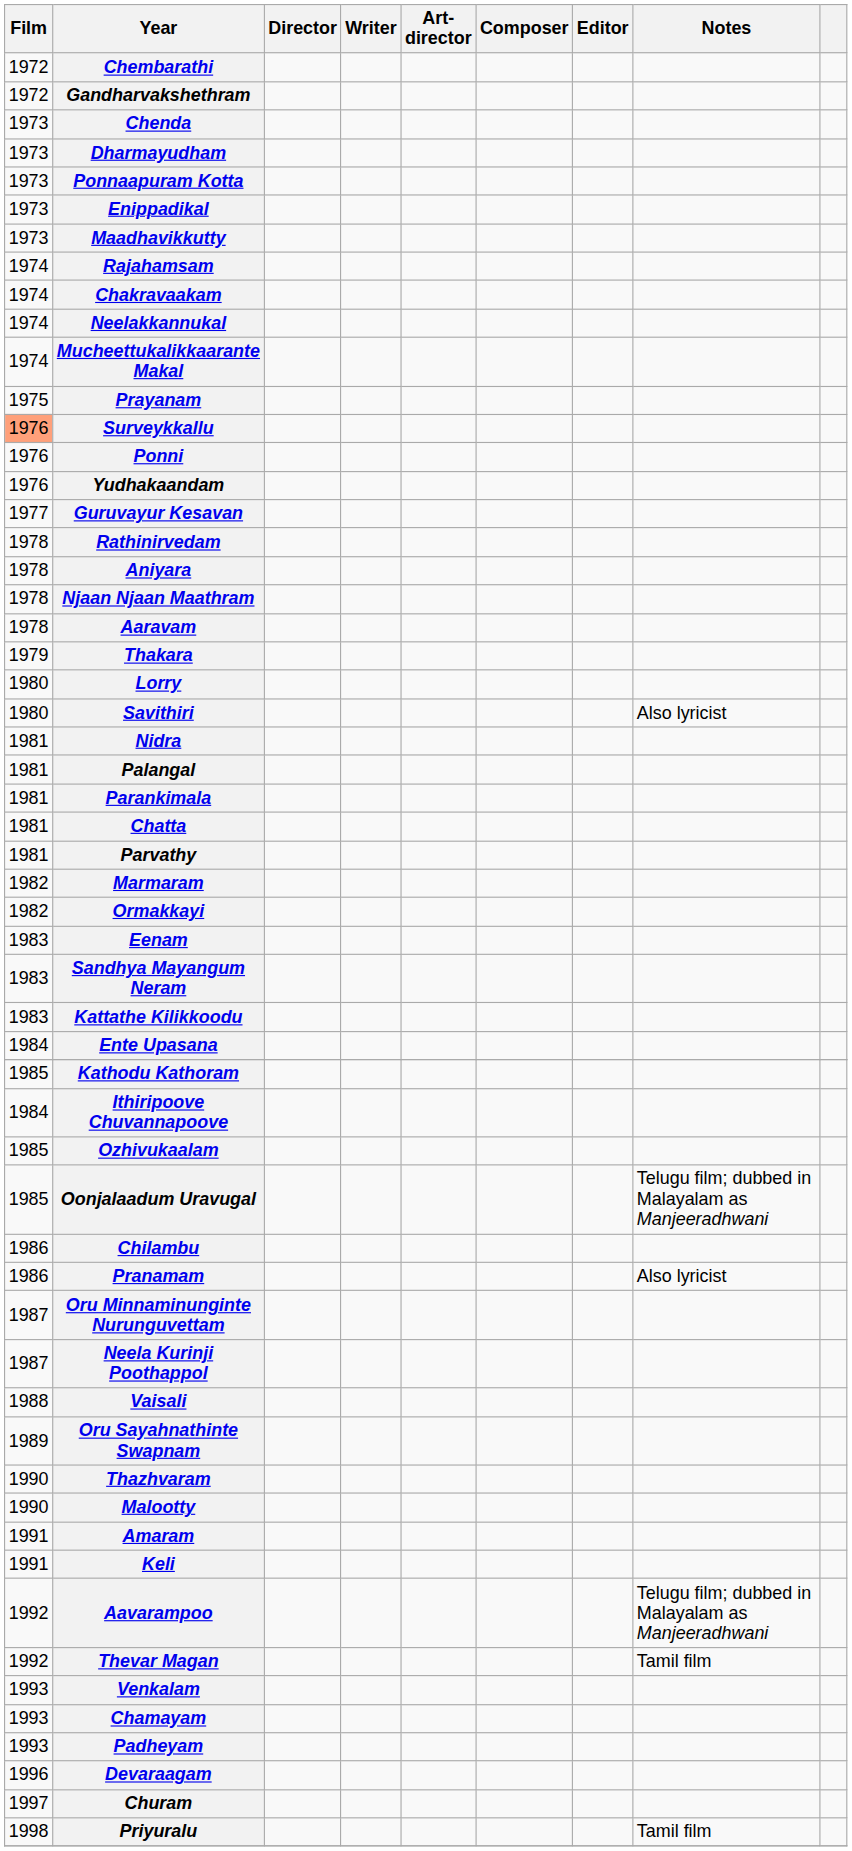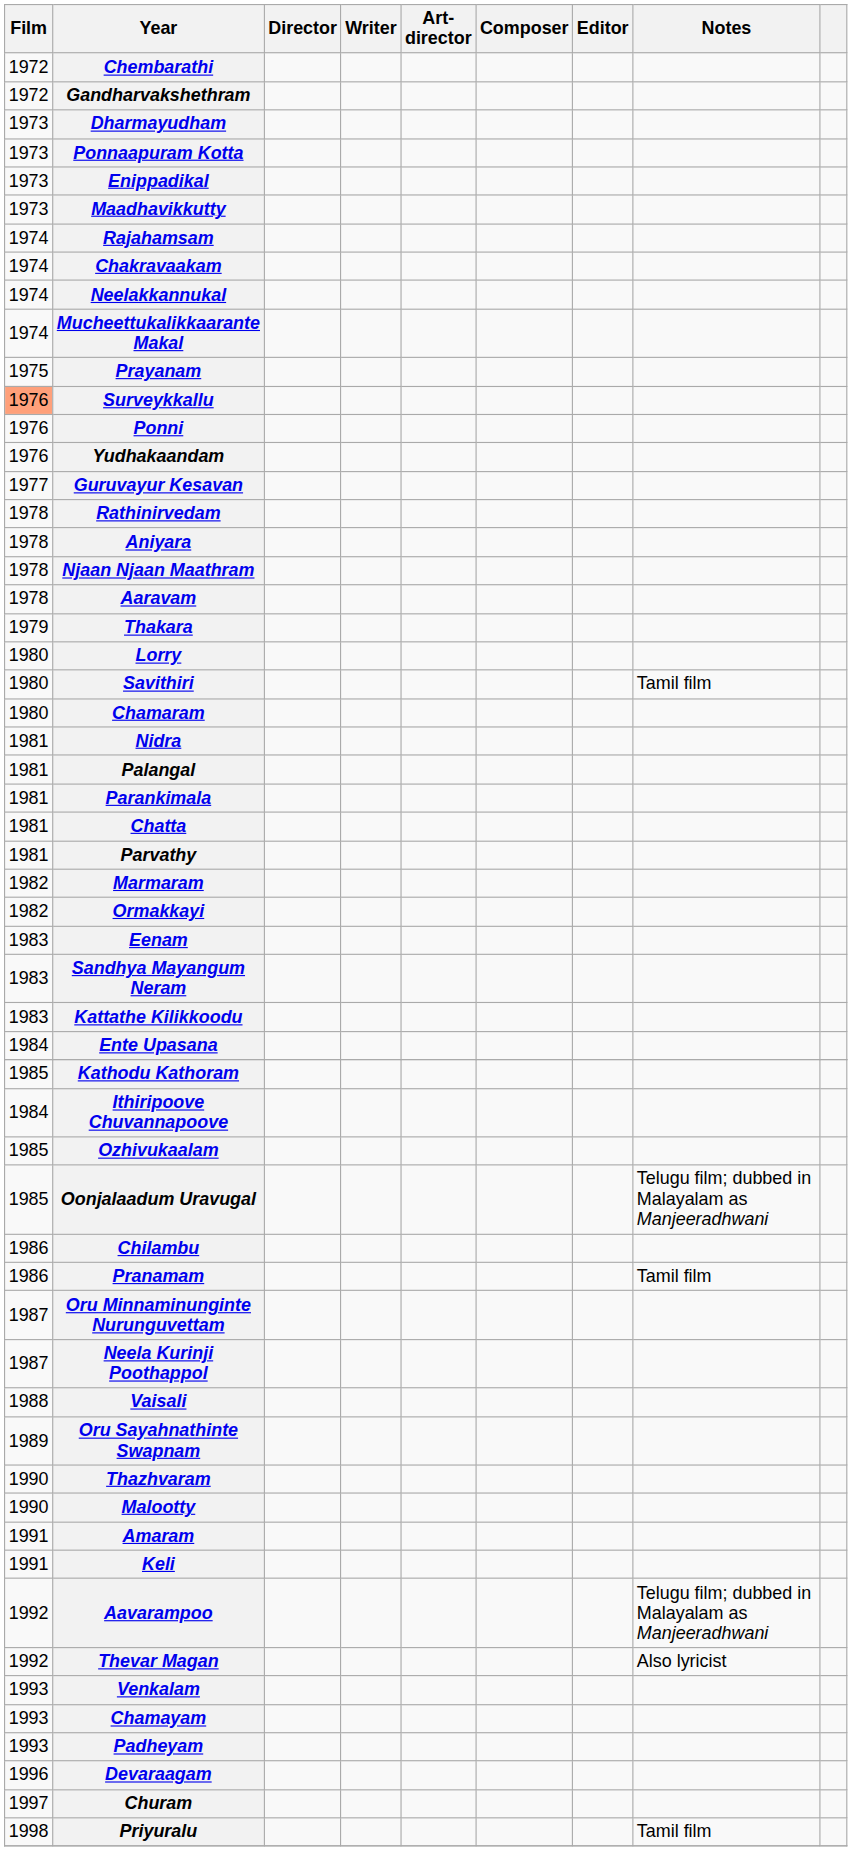- row: (158, 124)
(682, 712) Also lyricist -> (674, 684) Tamil film
+ row: (158, 712)
(682, 1276) Also lyricist -> (674, 1276) Tamil film
(674, 1661) Tamil film -> (682, 1661) Also lyricist
